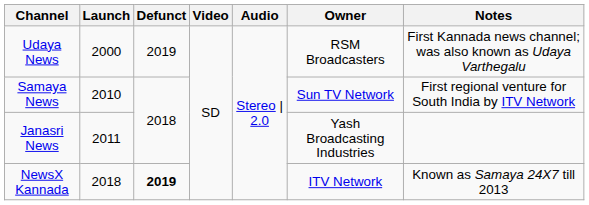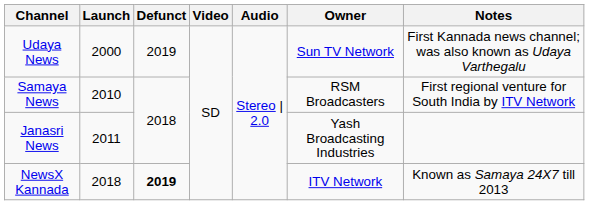(345, 51) RSM Broadcasters -> (345, 51) Sun TV Network
(345, 95) Sun TV Network -> (345, 95) RSM Broadcasters
